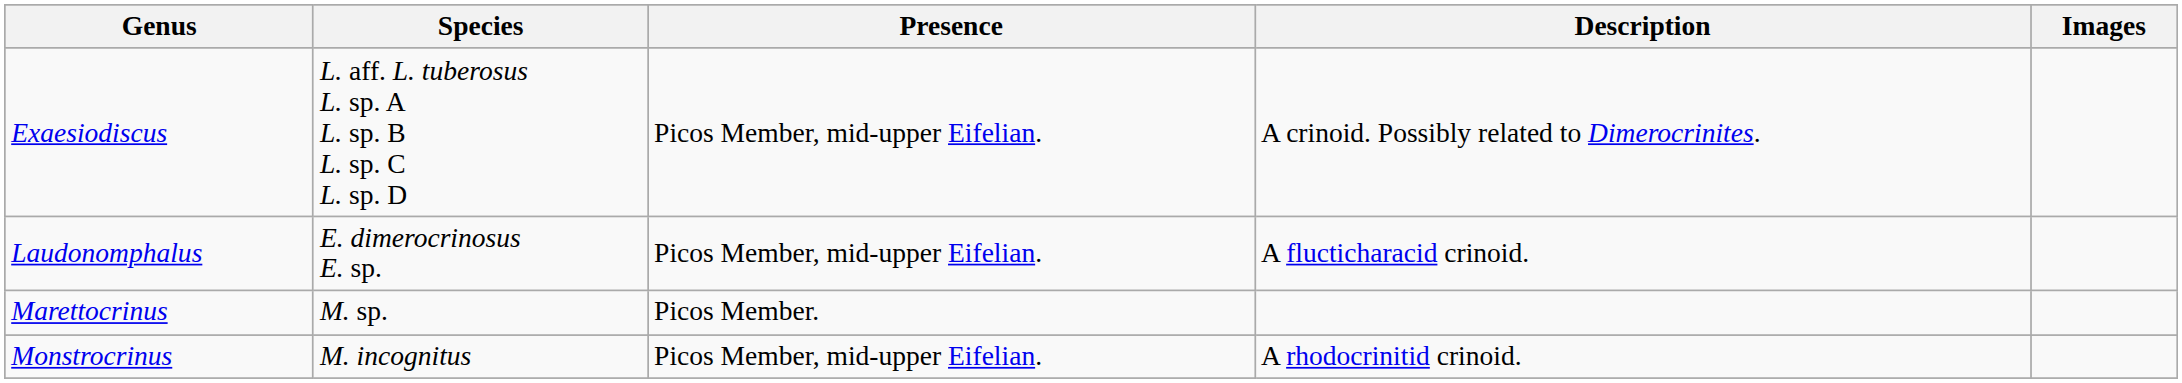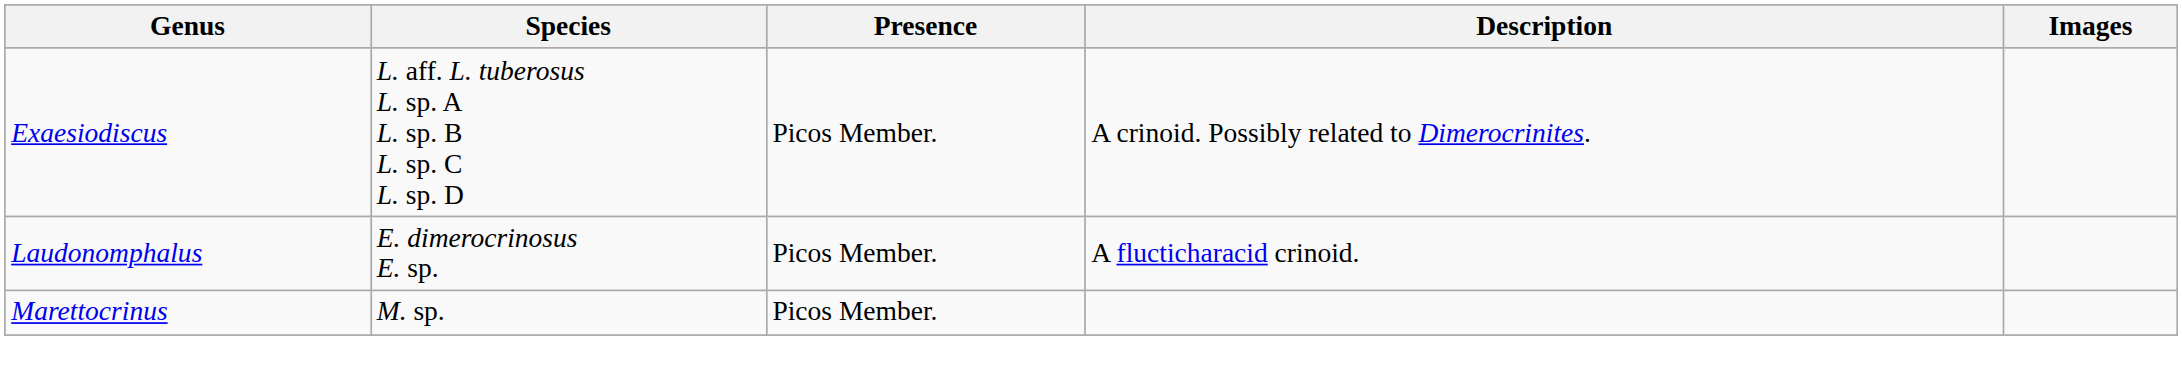(848, 131) Picos Member, mid-upper Eifelian. -> (855, 131) Picos Member.
(848, 252) Picos Member, mid-upper Eifelian. -> (855, 252) Picos Member.
- row: (92, 355)
